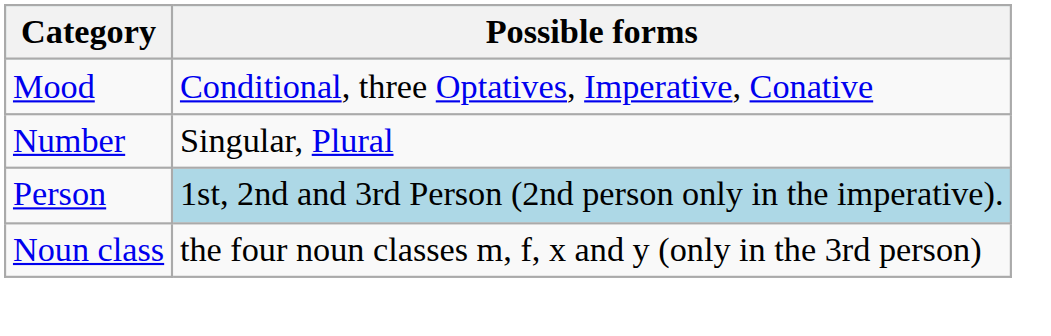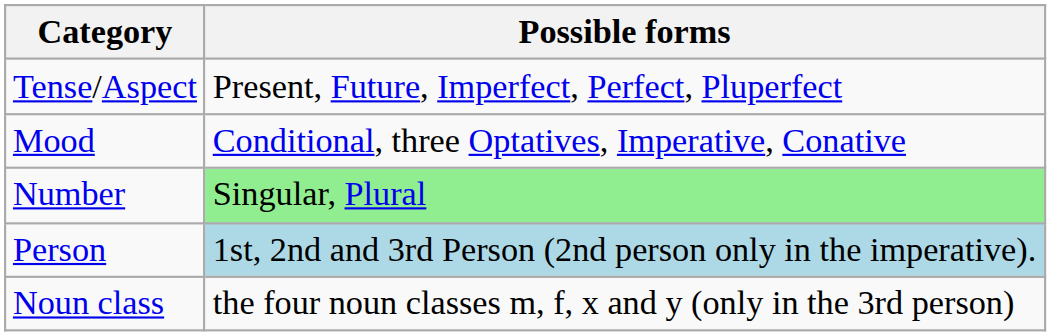+ row: (105, 85)
(287, 140) no background -> (320, 194) lightgreen background
